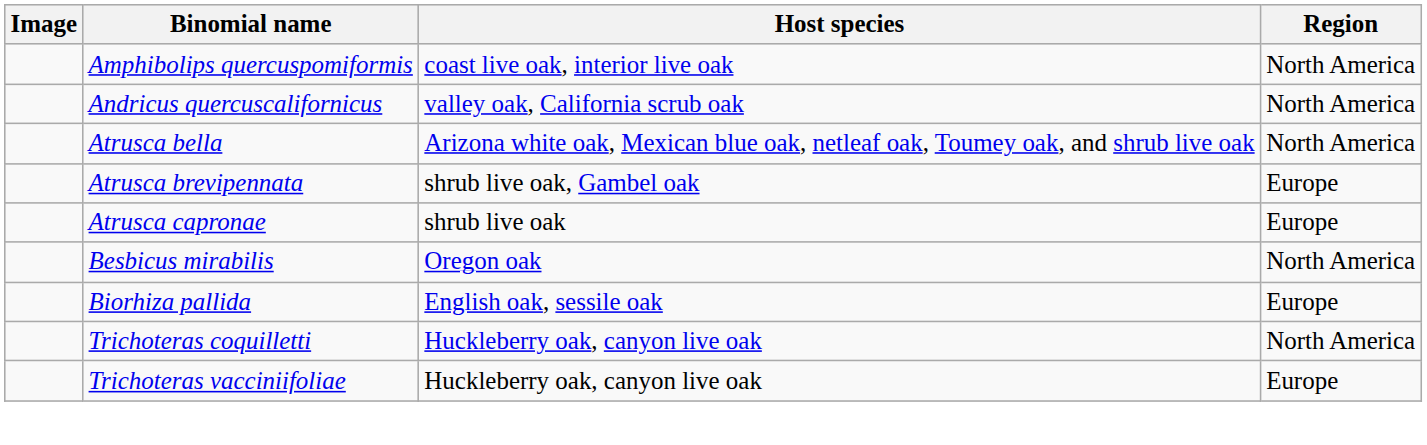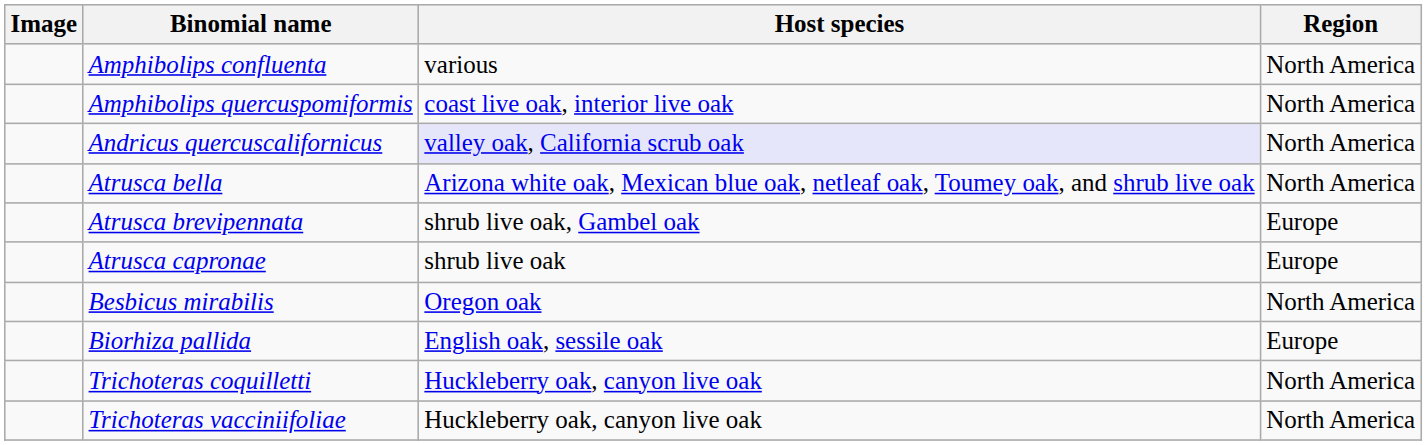+ row: (207, 63)
(584, 103) no background -> (584, 143) lavender background
(1302, 380) Europe -> (1341, 420) North America
